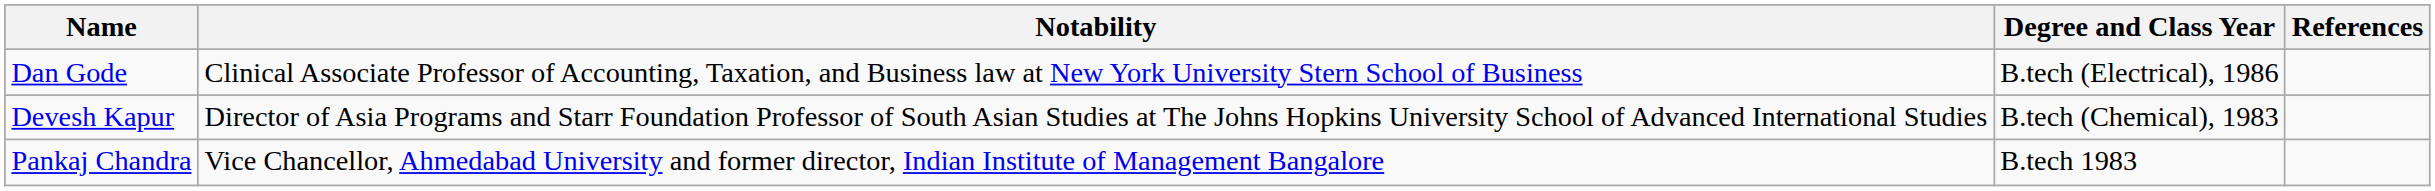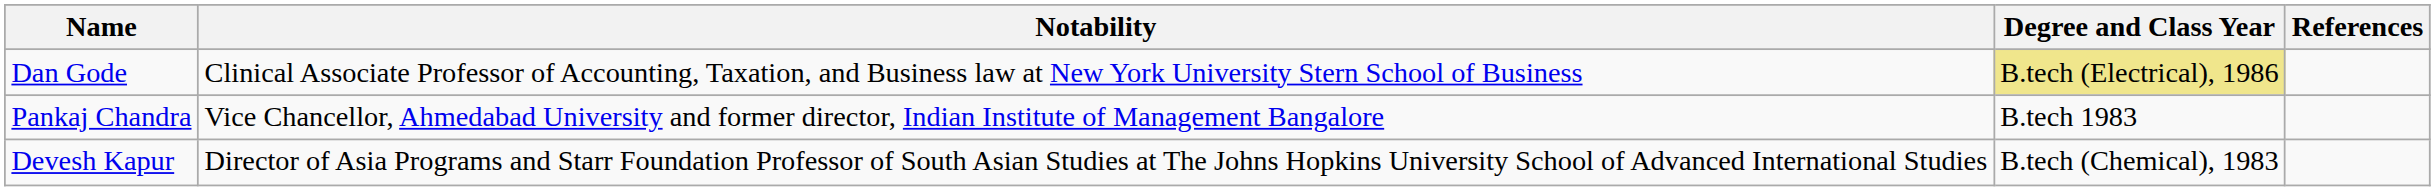(2139, 71) no background -> (2139, 71) khaki background
rows swapped: (101, 161) <-> (93, 116)
